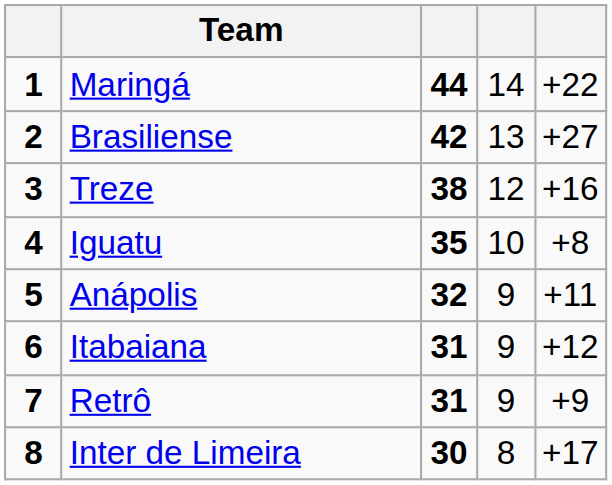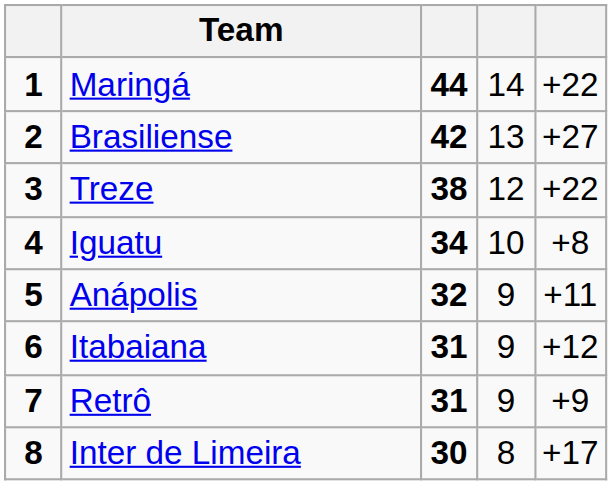(570, 189) +16 -> (570, 189) +22
(449, 242) 35 -> (449, 242) 34
